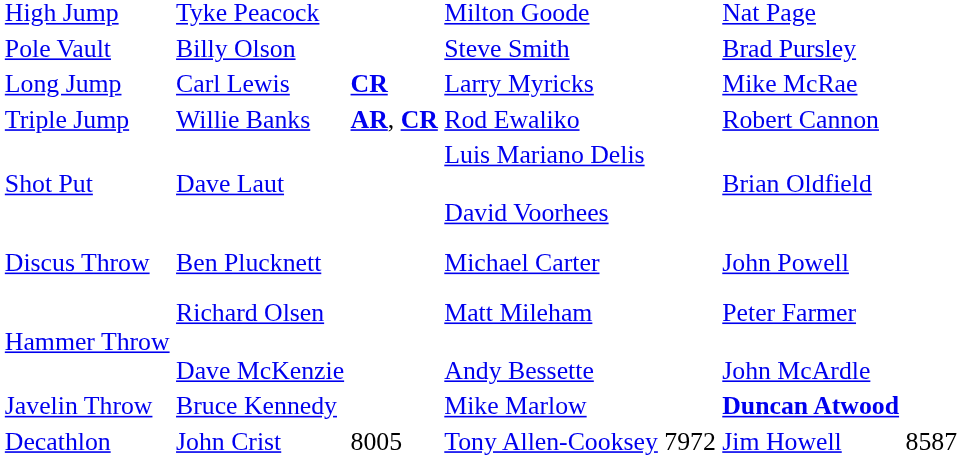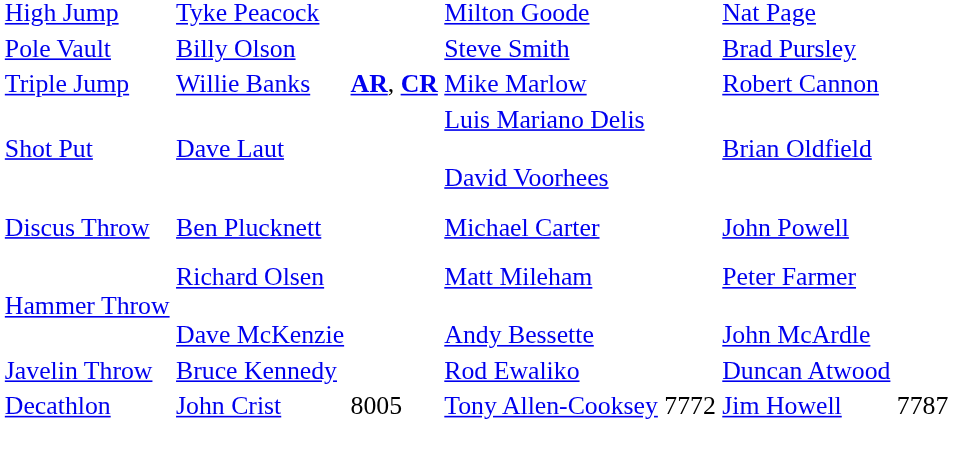- row: (63, 83)
(512, 119) Rod Ewaliko -> (515, 83) Mike Marlow
(515, 405) Mike Marlow -> (512, 370) Rod Ewaliko
(811, 405) bold -> (806, 370) normal
(690, 441) 7972 -> (690, 405) 7772
(931, 441) 8587 -> (923, 405) 7787
